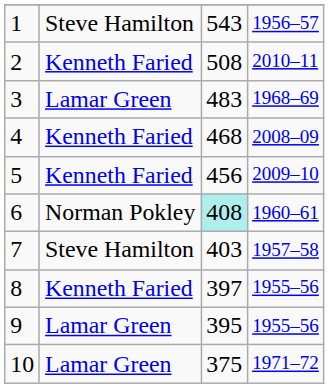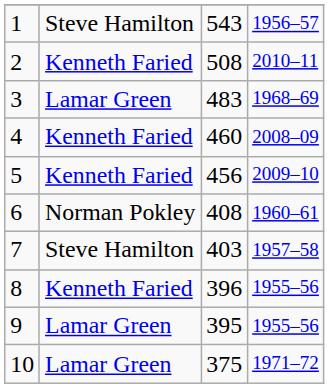(224, 136) 468 -> (224, 136) 460
(224, 212) paleturquoise background -> (224, 212) no background
(224, 288) 397 -> (224, 288) 396
